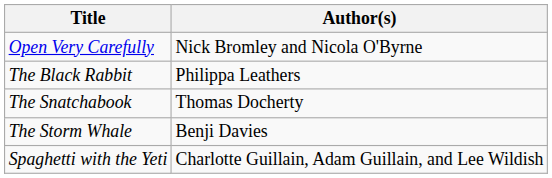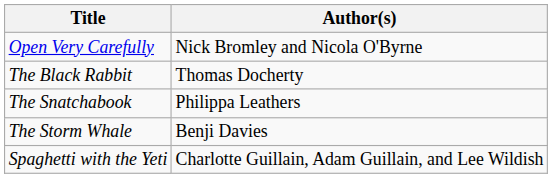(238, 74) Philippa Leathers -> (239, 74) Thomas Docherty
(239, 103) Thomas Docherty -> (238, 103) Philippa Leathers
